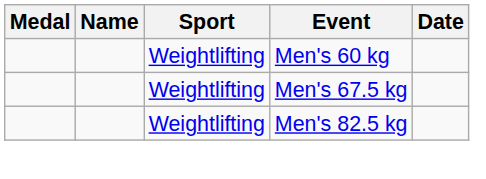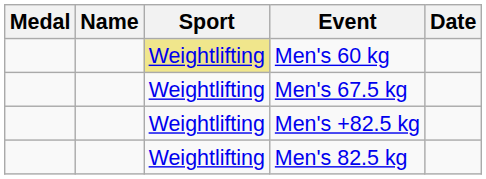(207, 56) no background -> (207, 56) khaki background
+ row: (347, 124)
